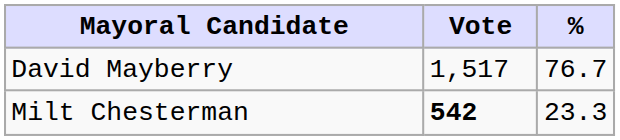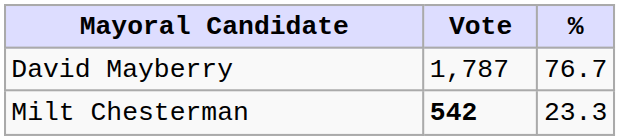(469, 70) 1,517 -> (469, 70) 1,787
